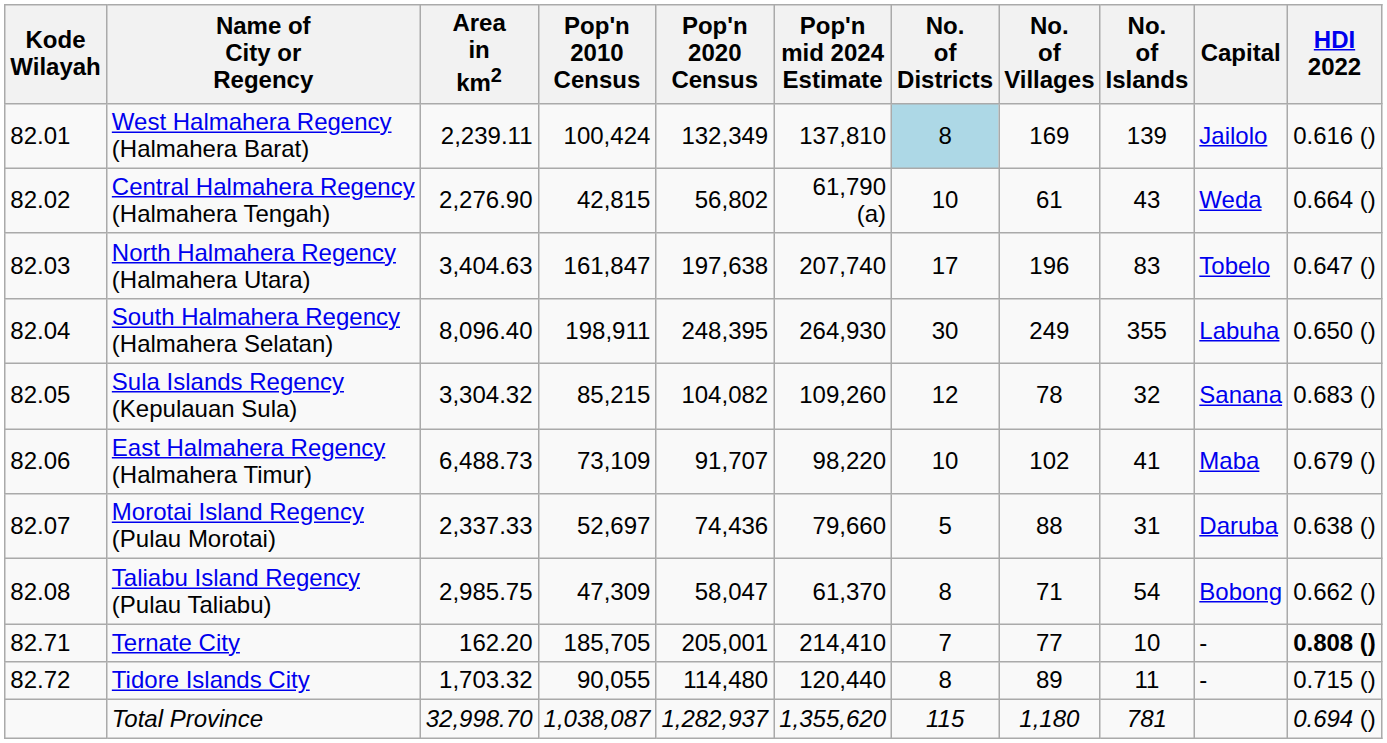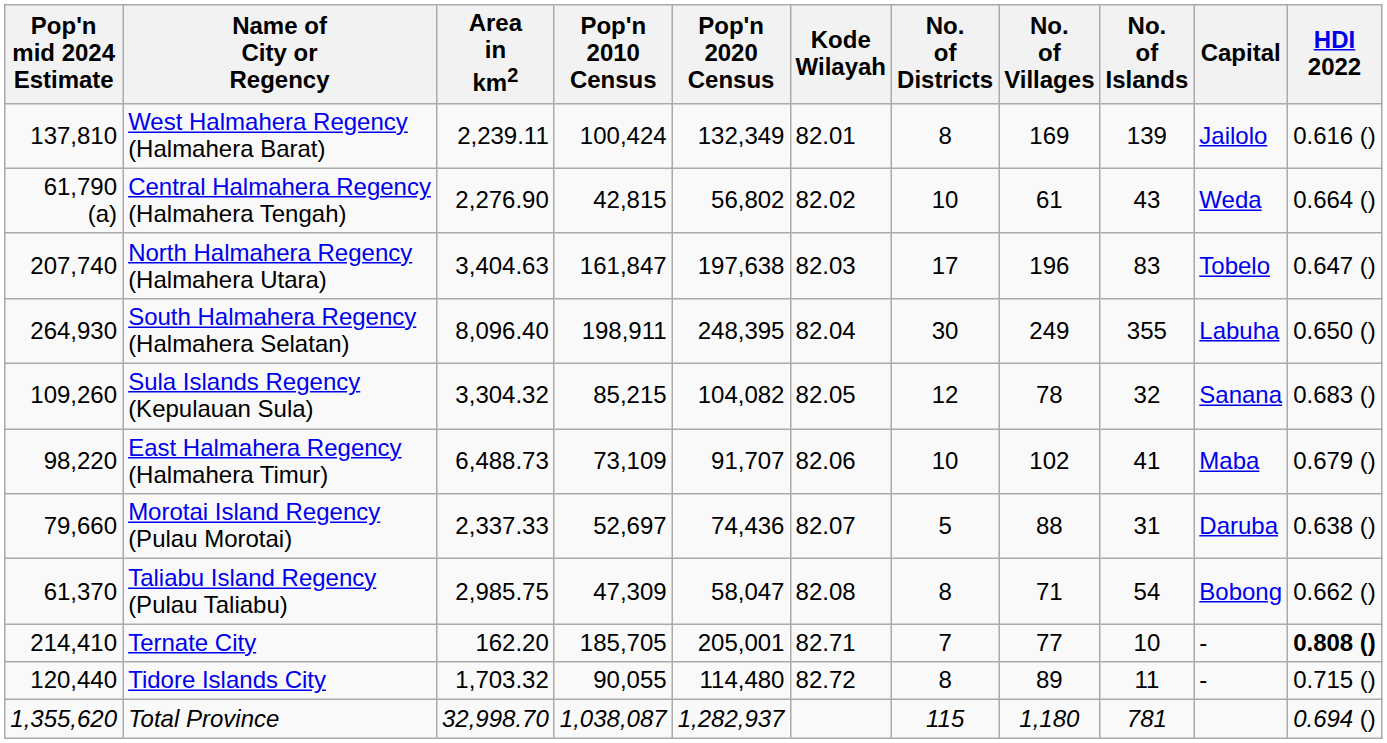columns swapped: (56, 53) <-> (833, 53)
(945, 135) lightblue background -> (945, 135) no background
